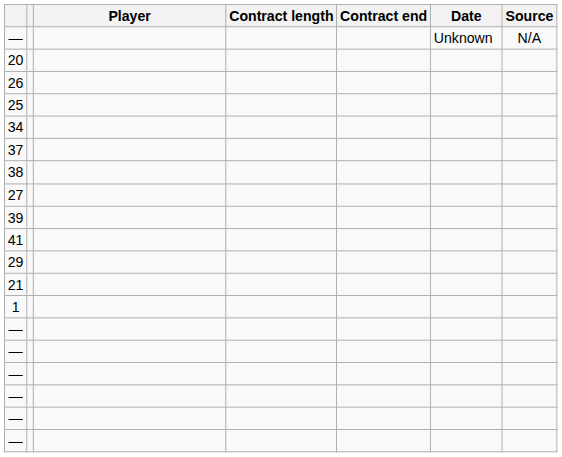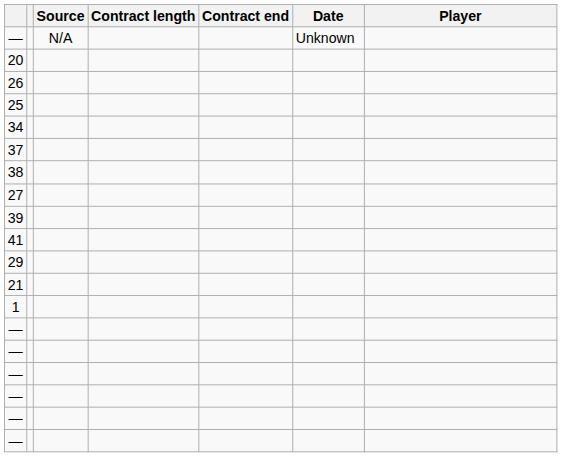columns swapped: (130, 16) <-> (529, 16)
